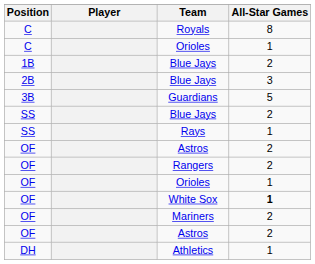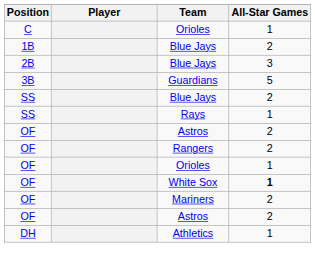- row: (28, 30)
